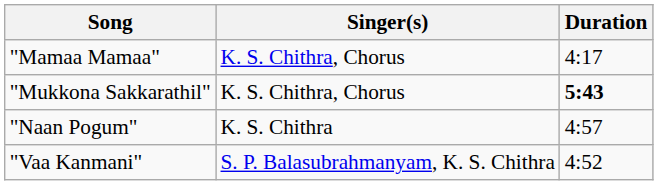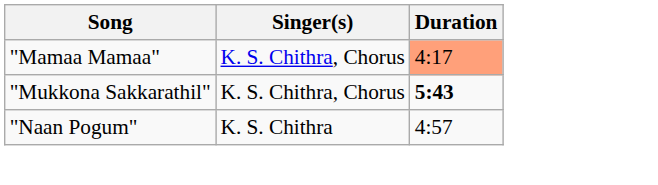(584, 57) no background -> (434, 57) lightsalmon background
- row: (76, 162)
